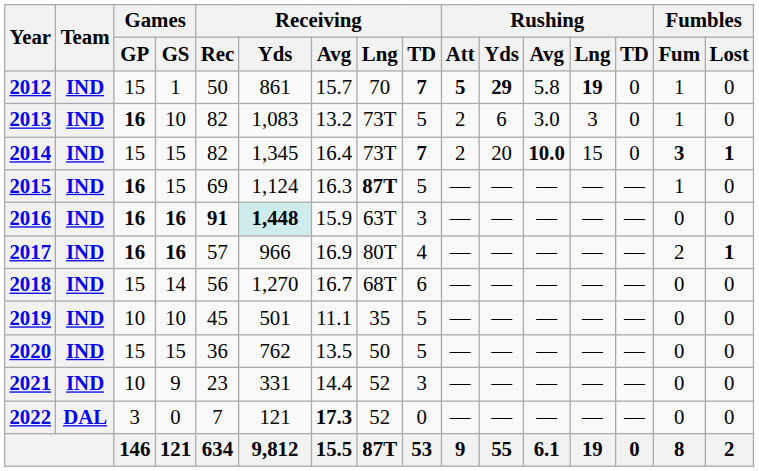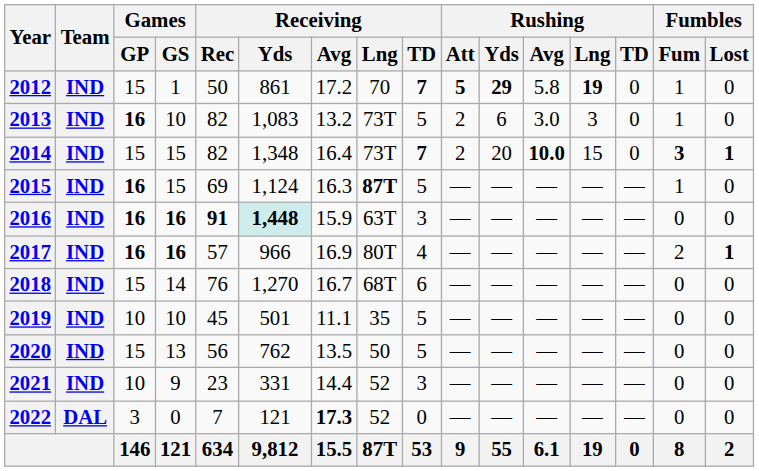(334, 86) 15.7 -> (334, 86) 17.2
(275, 152) 1,345 -> (275, 152) 1,348
(217, 284) 56 -> (217, 284) 76
(176, 350) 15 -> (176, 350) 13
(217, 350) 36 -> (217, 350) 56
